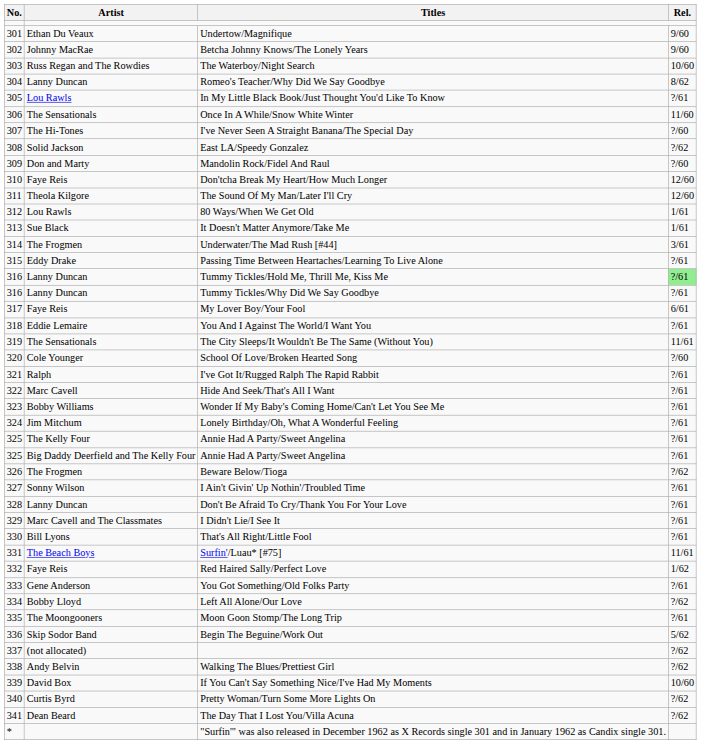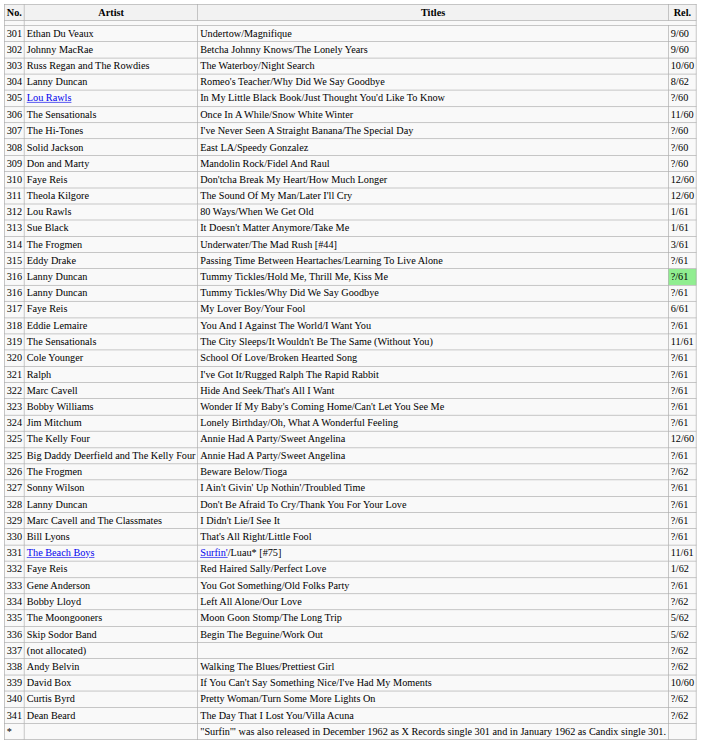(680, 98) ?/61 -> (680, 98) ?/60
(680, 147) ?/62 -> (680, 147) ?/60
(680, 358) ?/60 -> (680, 358) ?/61
(680, 439) ?/61 -> (682, 439) 12/60
(680, 618) ?/61 -> (680, 618) 5/62
